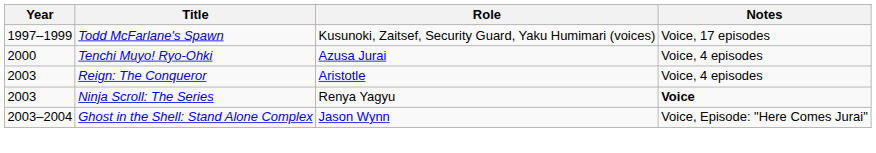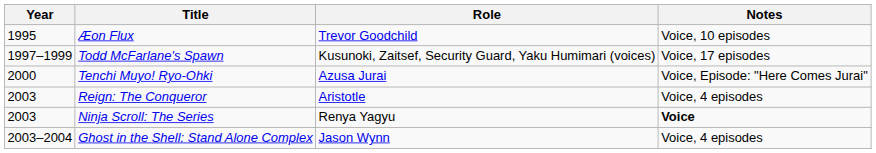+ row: (106, 35)
(712, 55) Voice, 4 episodes -> (764, 76) Voice, Episode: "Here Comes Jurai"
(764, 117) Voice, Episode: "Here Comes Jurai" -> (712, 138) Voice, 4 episodes
